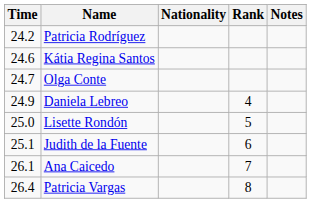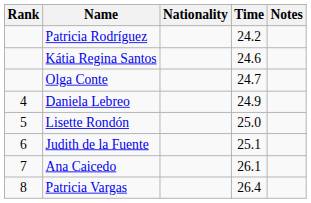columns swapped: (248, 15) <-> (23, 15)
